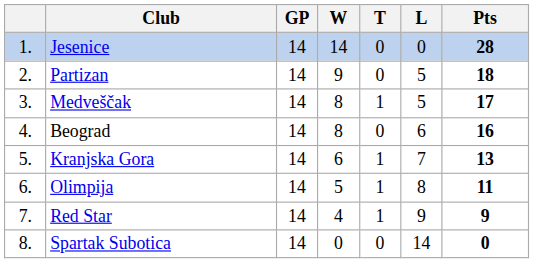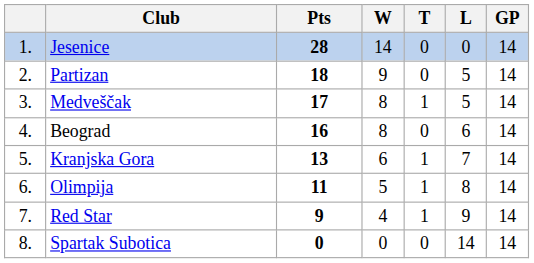columns swapped: (297, 18) <-> (485, 18)
